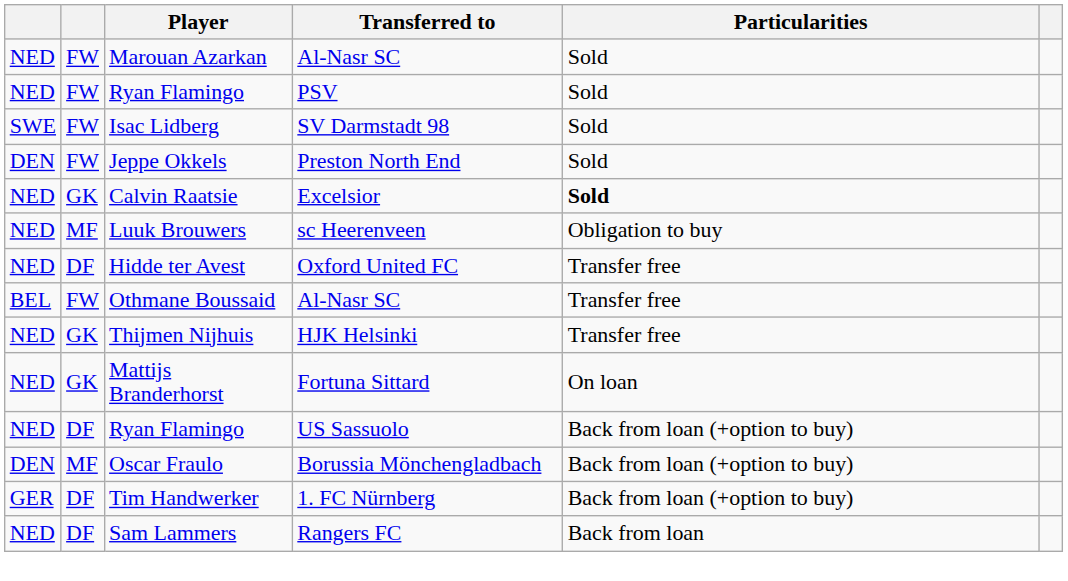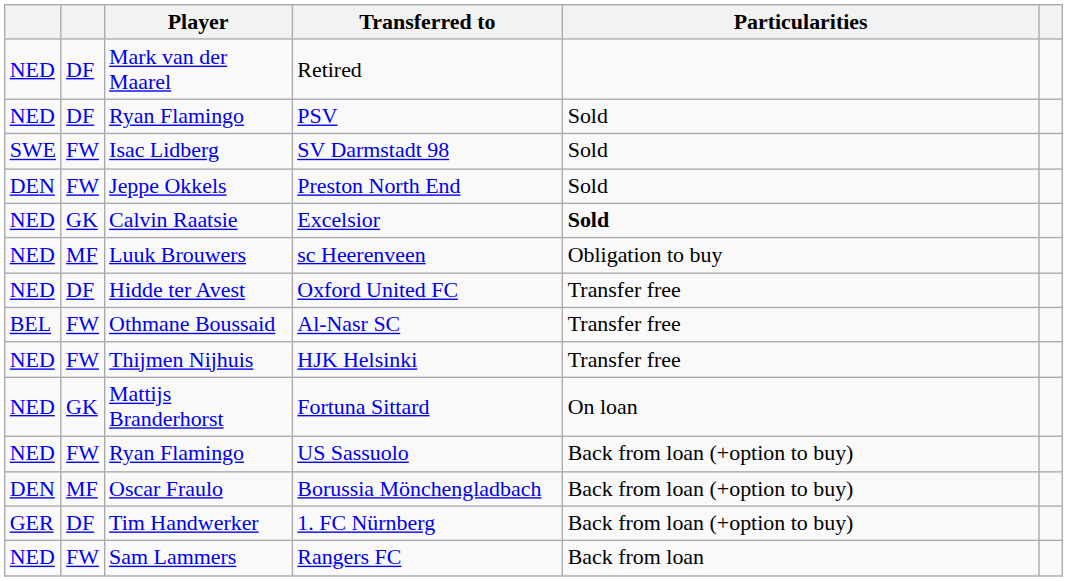+ row: (168, 68)
- row: (188, 56)
(83, 91) FW -> (80, 116) DF
(82, 334) GK -> (83, 359) FW
(80, 428) DF -> (83, 453) FW
(80, 533) DF -> (83, 557) FW
